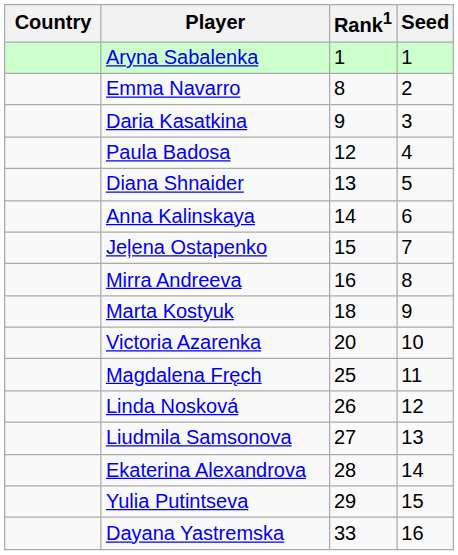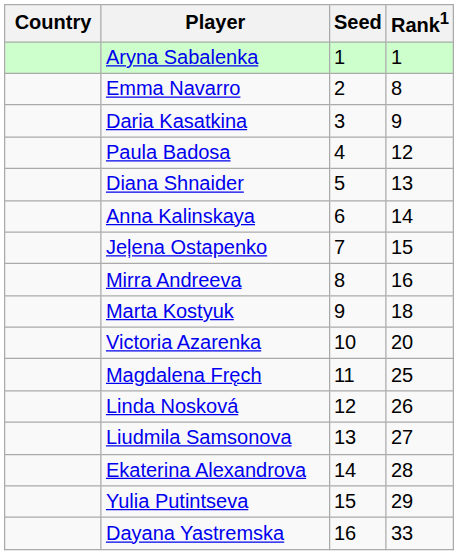columns swapped: (363, 23) <-> (425, 23)
